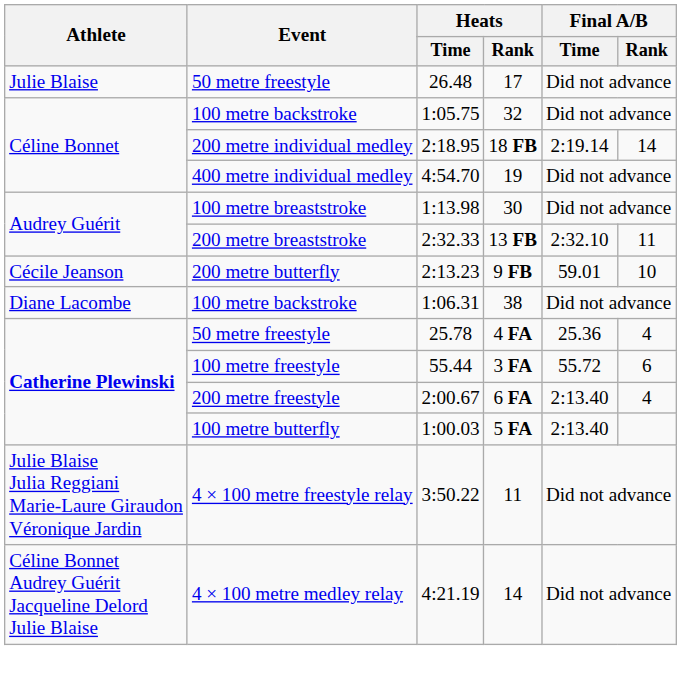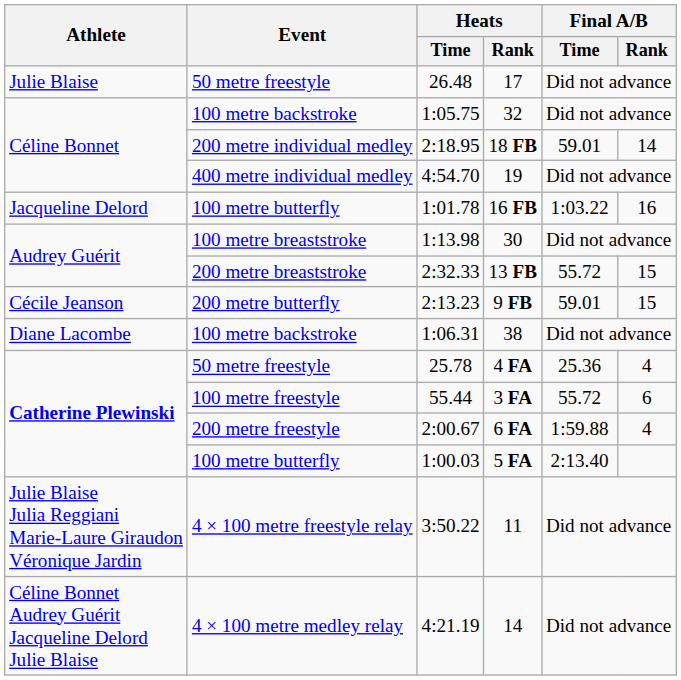(580, 145) 2:19.14 -> (580, 145) 59.01
+ row: (513, 208)
(580, 240) 2:32.10 -> (580, 271) 55.72
(647, 240) 11 -> (647, 271) 15
(647, 271) 10 -> (647, 303) 15
(580, 398) 2:13.40 -> (580, 429) 1:59.88
